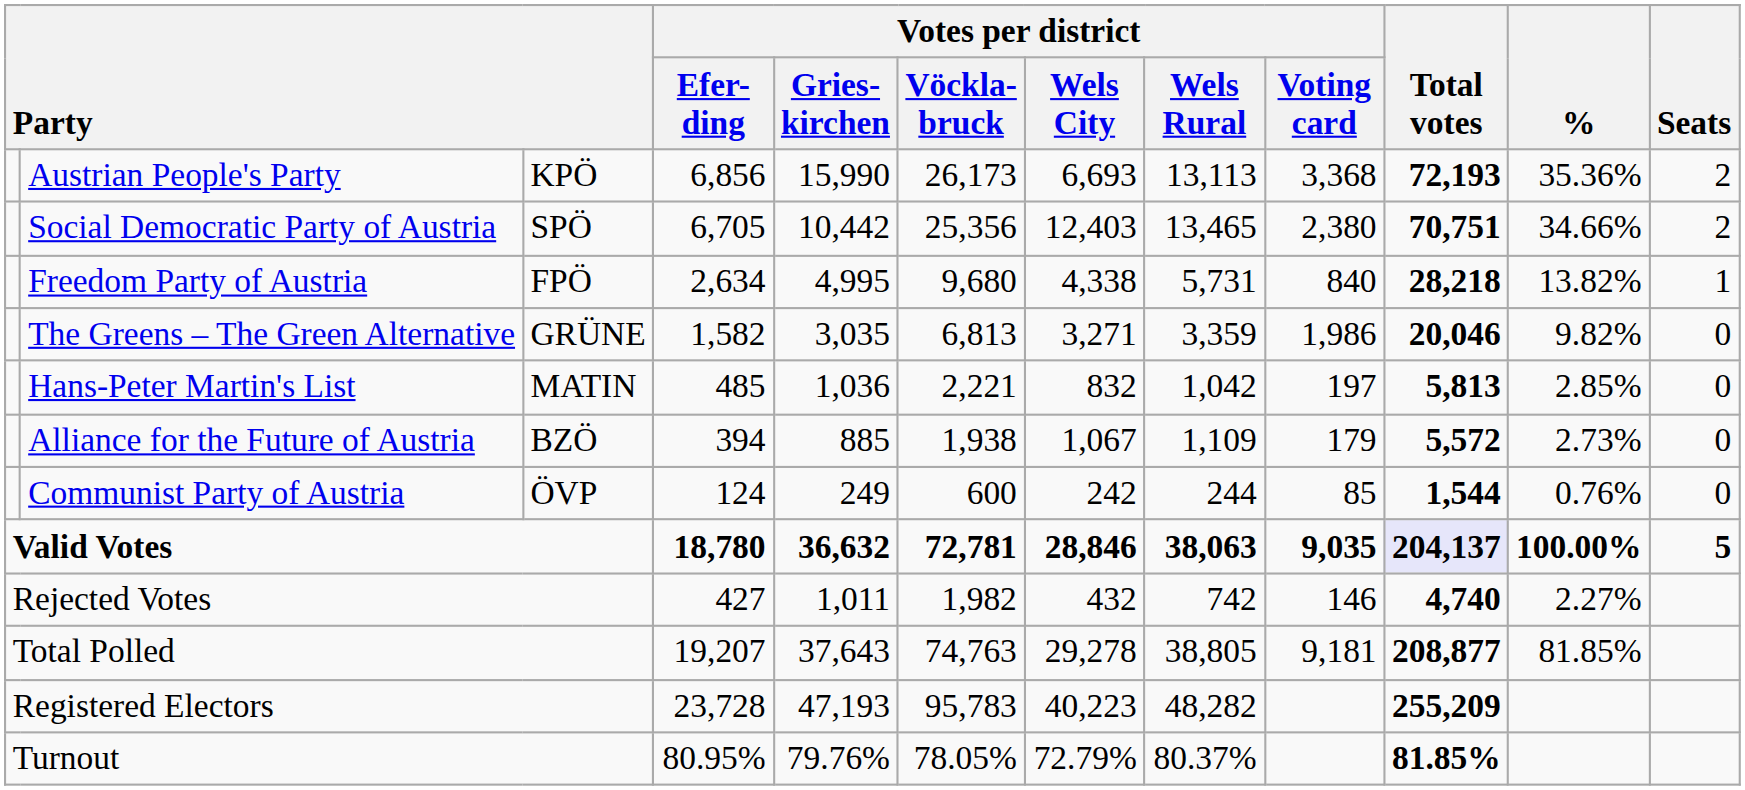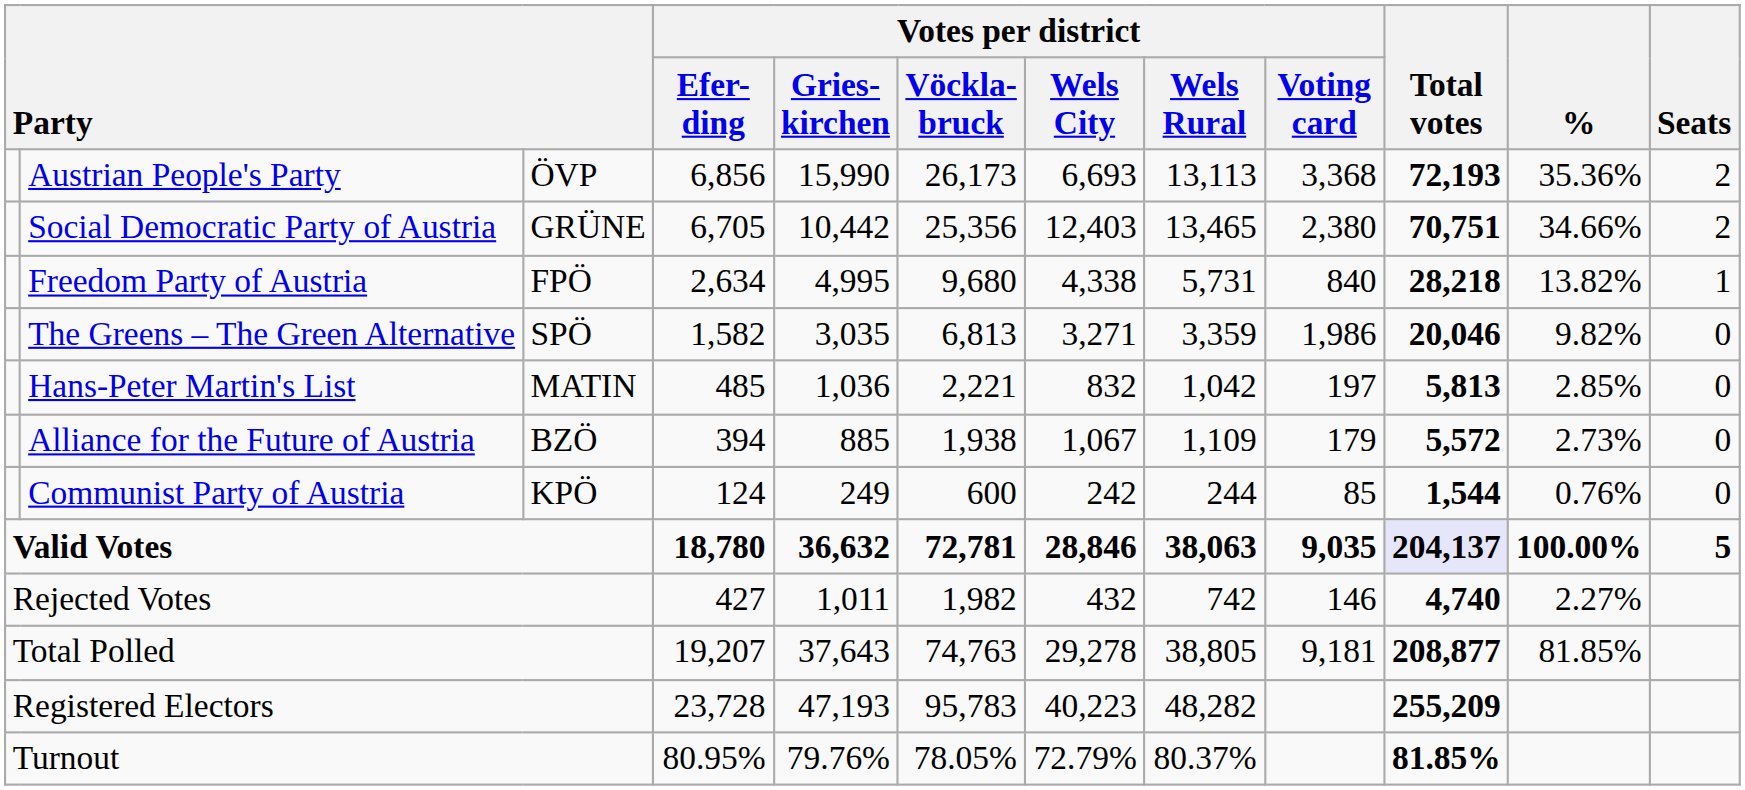(564, 174) KPÖ -> (564, 174) ÖVP
(561, 227) SPÖ -> (588, 227) GRÜNE
(588, 333) GRÜNE -> (561, 333) SPÖ
(564, 492) ÖVP -> (564, 492) KPÖ
